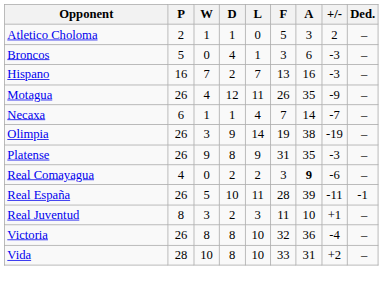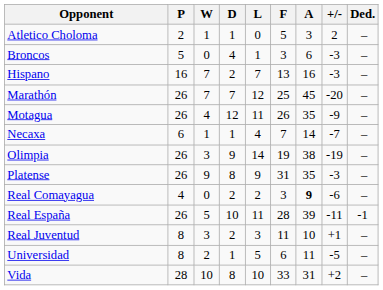+ row: (32, 94)
+ row: (38, 255)
- row: (28, 235)
